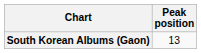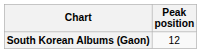(174, 40) 13 -> (174, 40) 12
